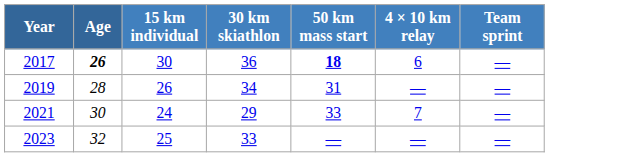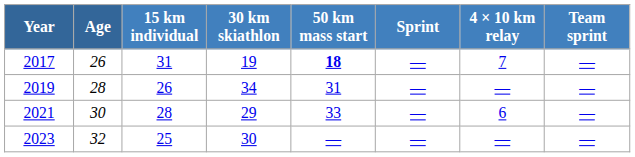+ column: (418, 26)
(98, 61) bold -> (98, 61) normal
(164, 61) 30 -> (164, 61) 31
(249, 61) 36 -> (249, 61) 19
(418, 61) 6 -> (502, 61) 7
(164, 113) 24 -> (164, 113) 28
(418, 113) 7 -> (502, 113) 6
(249, 139) 33 -> (249, 139) 30
